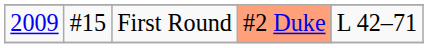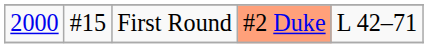(34, 23) 2009 -> (34, 23) 2000
